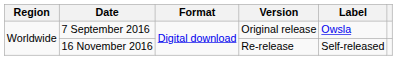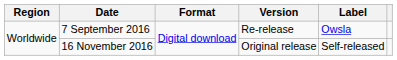(279, 30) Original release -> (268, 30) Re-release
(268, 47) Re-release -> (279, 47) Original release
